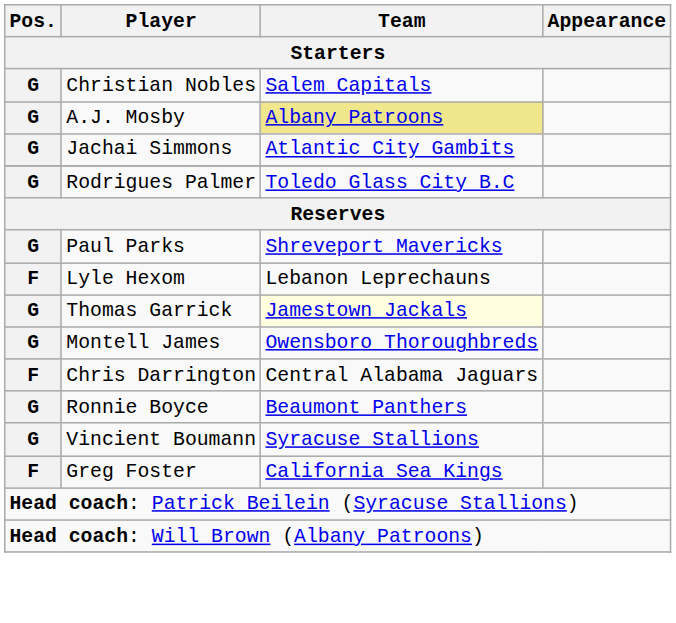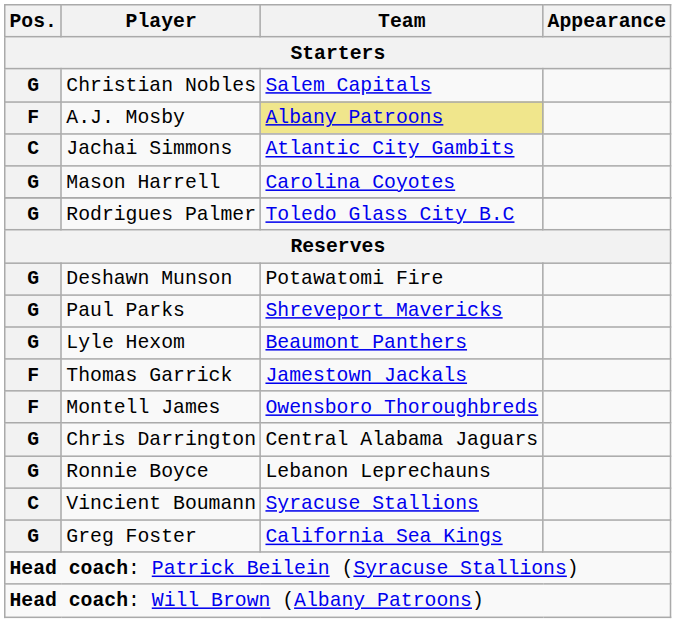(33, 117) G -> (33, 117) F
(33, 150) G -> (33, 150) C
+ row: (143, 182)
+ row: (149, 279)
(33, 279) F -> (33, 343) G
(378, 279) Lebanon Leprechauns -> (366, 343) Beaumont Panthers
(33, 311) G -> (33, 375) F
(366, 311) lightyellow background -> (366, 375) no background
(33, 343) G -> (33, 407) F
(33, 375) F -> (33, 440) G
(366, 407) Beaumont Panthers -> (378, 472) Lebanon Leprechauns
(33, 440) G -> (33, 504) C
(33, 472) F -> (33, 536) G
